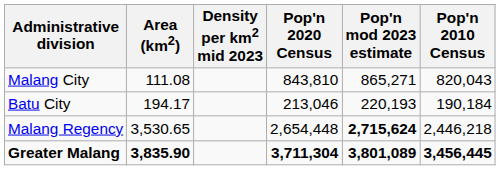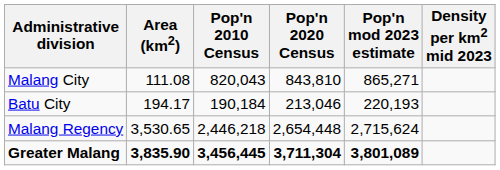columns swapped: (458, 36) <-> (230, 36)
(382, 128) bold -> (385, 128) normal
